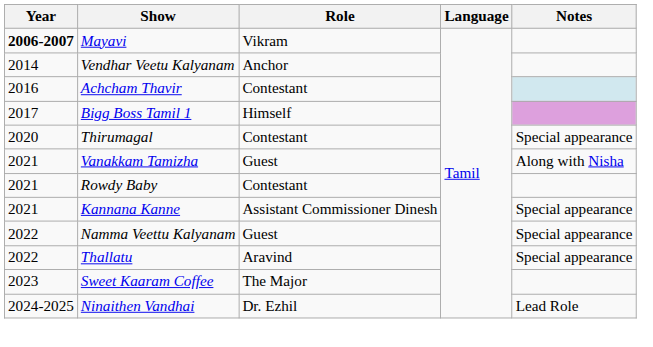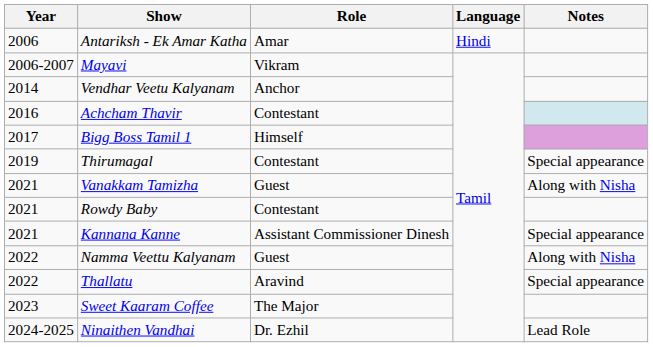+ row: (164, 40)
(41, 40) bold -> (41, 64) normal
(23, 137) 2020 -> (23, 161) 2019
(574, 233) Special appearance -> (581, 257) Along with Nisha
